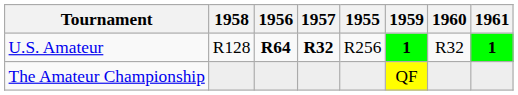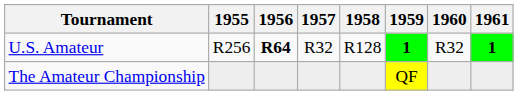columns swapped: (363, 18) <-> (232, 18)
(318, 47) bold -> (318, 47) normal
